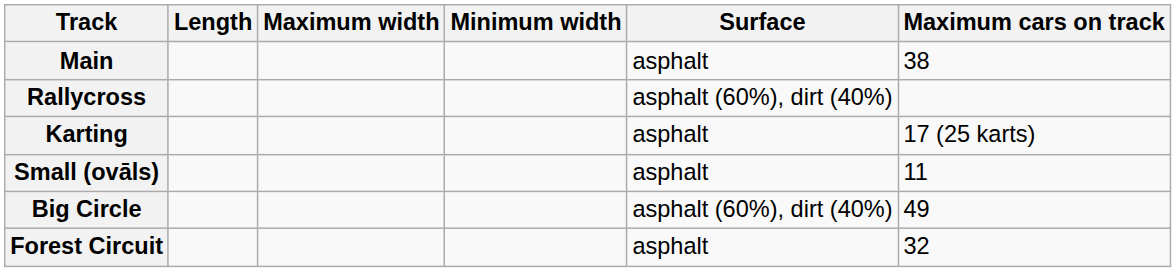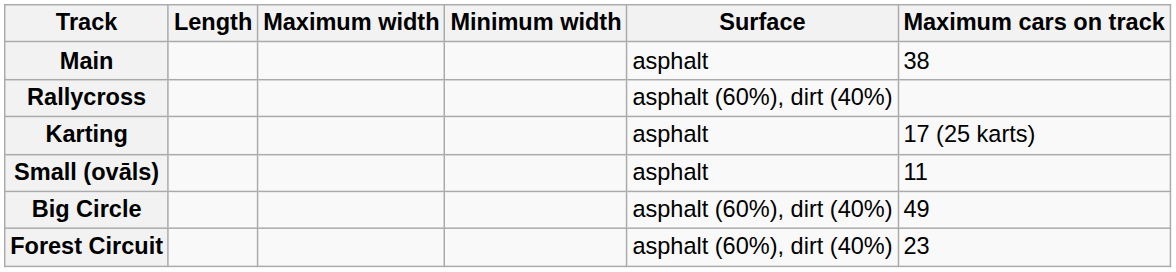(670, 246) asphalt -> (762, 246) asphalt (60%), dirt (40%)
(916, 246) 32 -> (916, 246) 23
